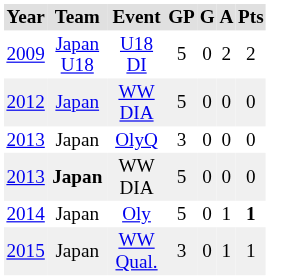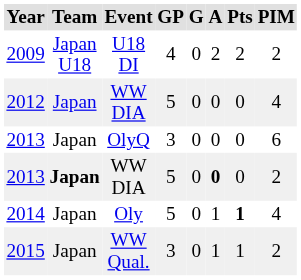+ column: (276, 17)
(182, 54) 5 -> (171, 54) 4
(226, 176) normal -> (216, 176) bold
